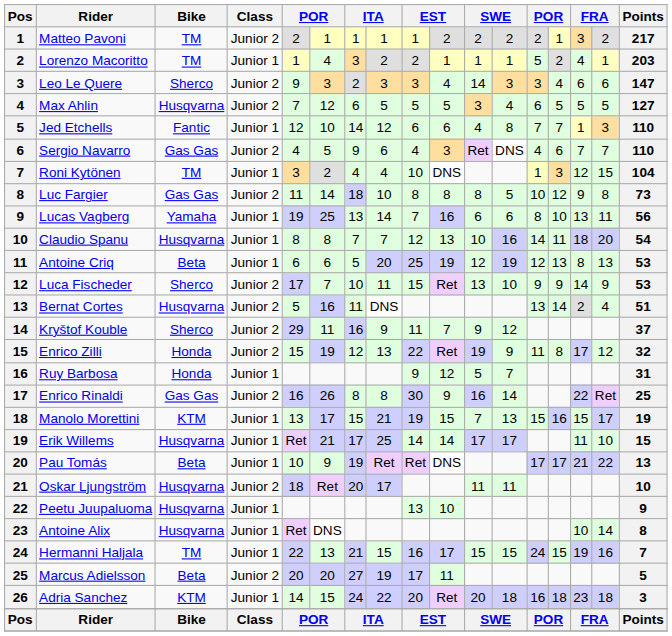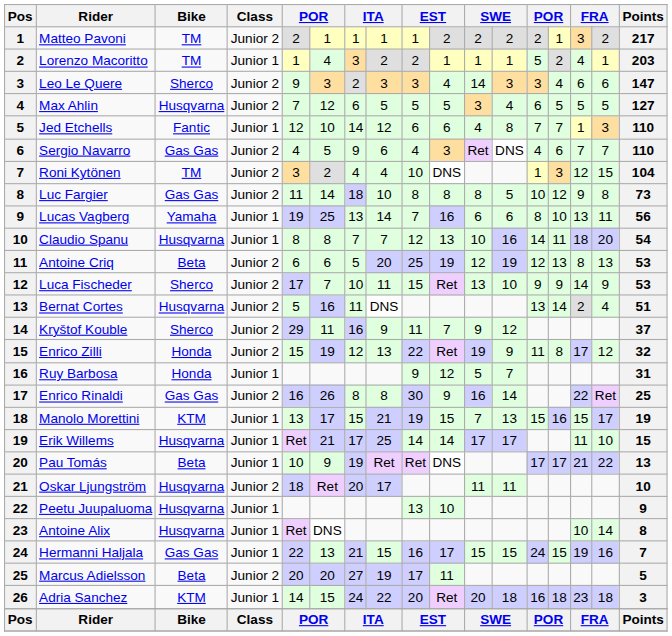(255, 172) Junior 1 -> (255, 172) Junior 2
(255, 261) Junior 1 -> (255, 261) Junior 2
(191, 552) TM -> (191, 552) Gas Gas
